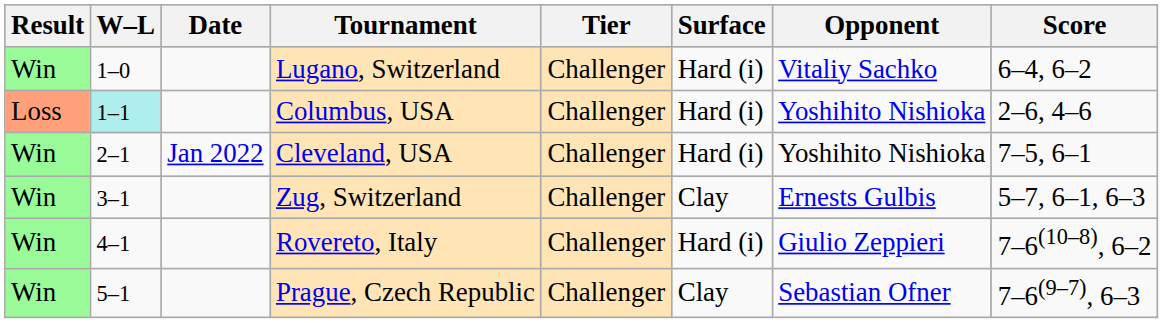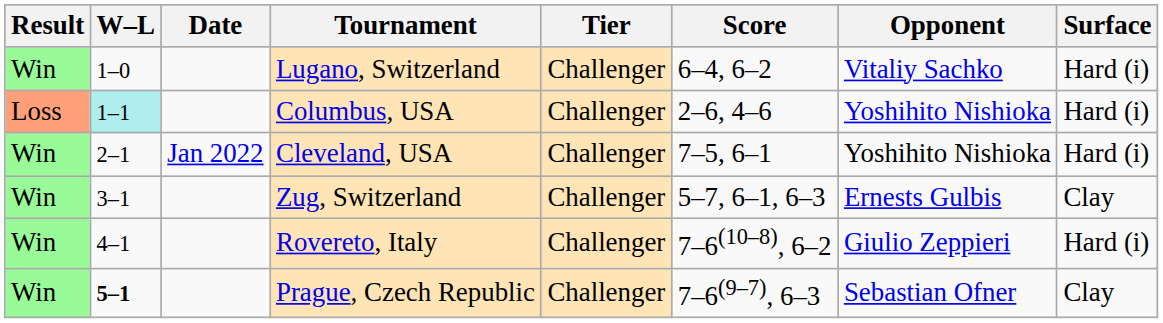columns swapped: (722, 25) <-> (1075, 25)
(113, 294) normal -> (113, 292) bold
